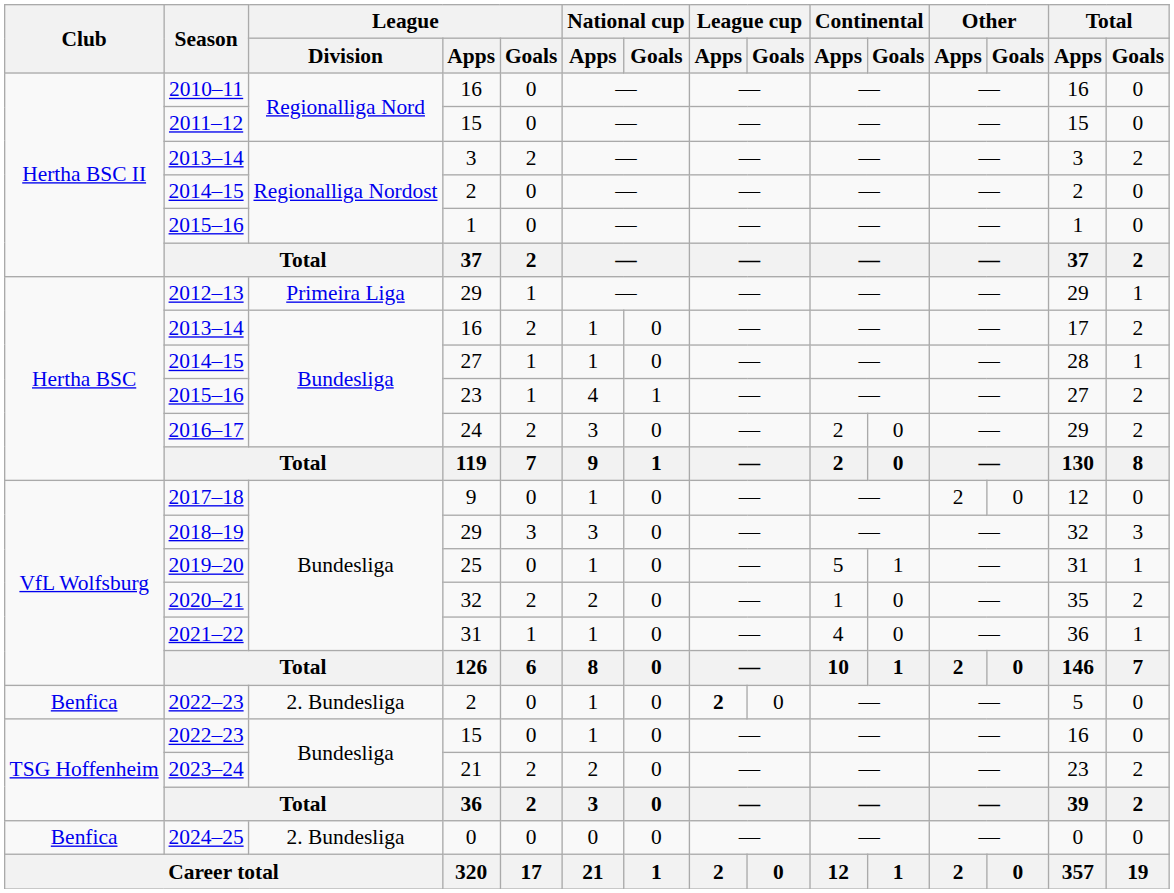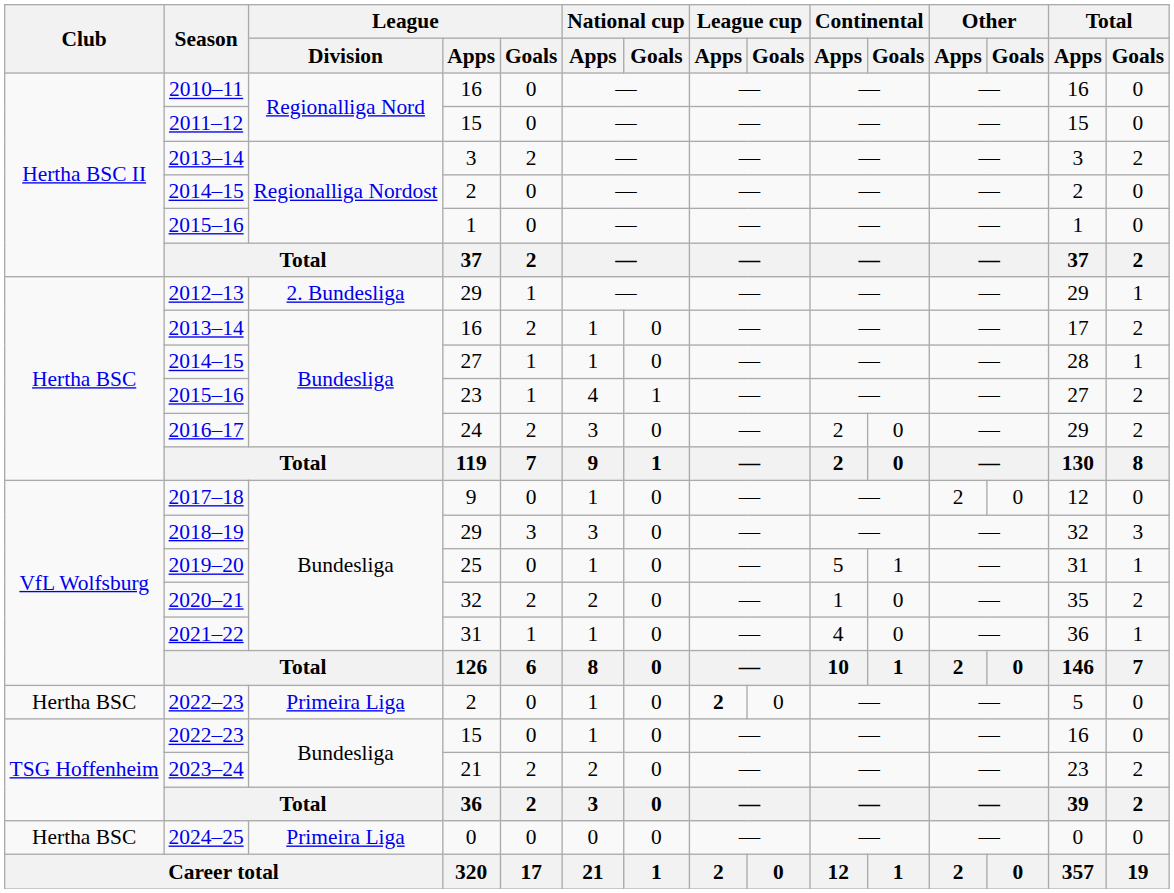(345, 293) Primeira Liga -> (345, 293) 2. Bundesliga
(84, 701) Benfica -> (84, 701) Hertha BSC
(345, 701) 2. Bundesliga -> (345, 701) Primeira Liga
(84, 837) Benfica -> (84, 837) Hertha BSC
(345, 837) 2. Bundesliga -> (345, 837) Primeira Liga
